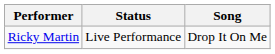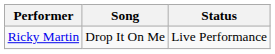columns swapped: (227, 15) <-> (133, 15)
